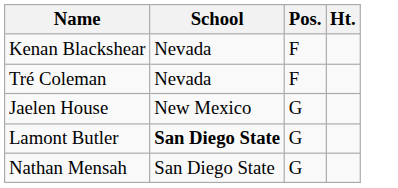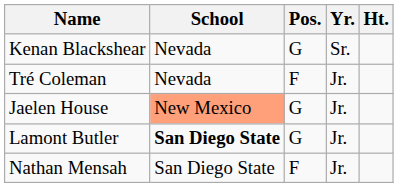+ column: (342, 19)
(294, 49) F -> (295, 49) G
(203, 108) no background -> (203, 108) lightsalmon background
(295, 167) G -> (294, 167) F
